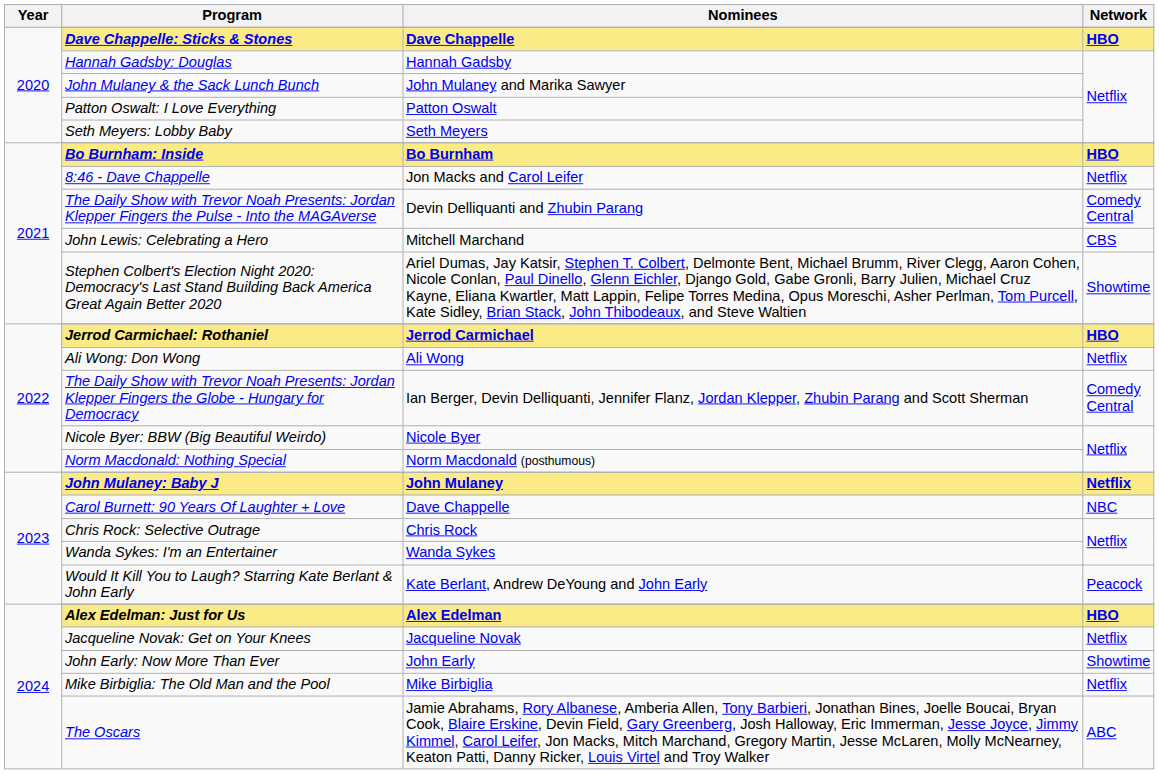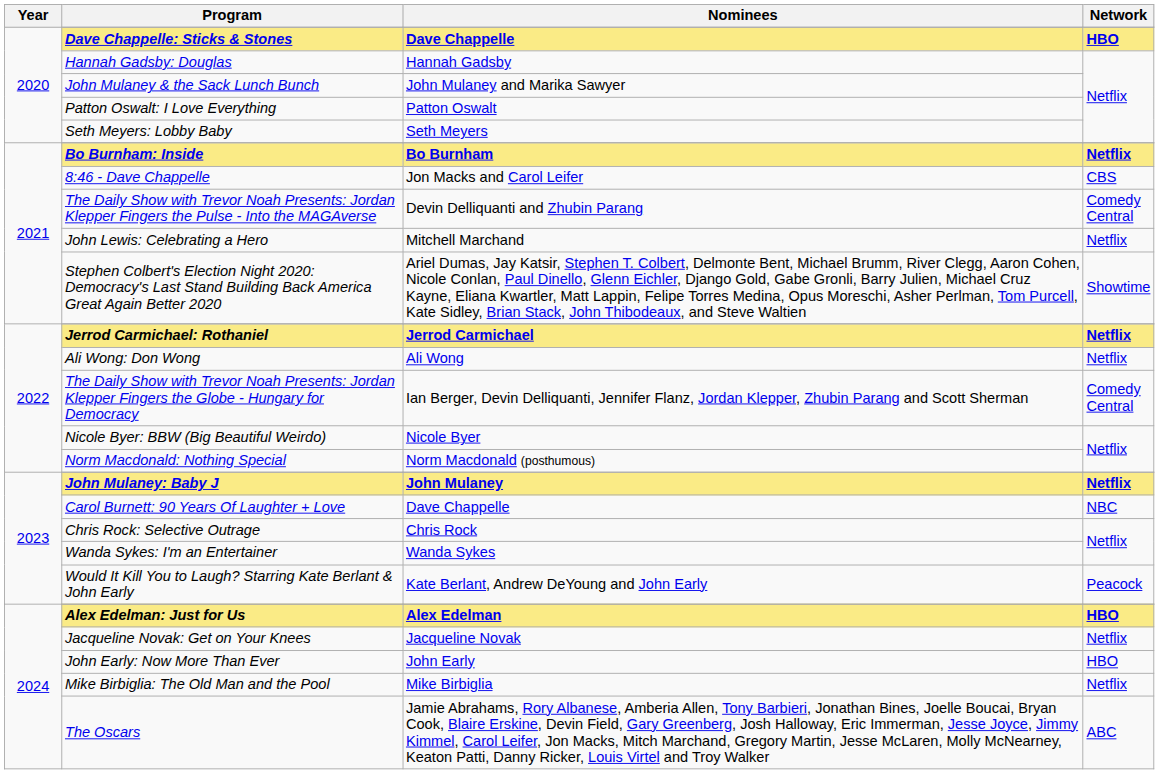(1103, 154) HBO -> (1109, 154) Netflix
(1107, 177) Netflix -> (1101, 177) CBS
(1101, 240) CBS -> (1107, 240) Netflix
(1103, 335) HBO -> (1109, 335) Netflix
(1118, 661) Showtime -> (1102, 661) HBO
